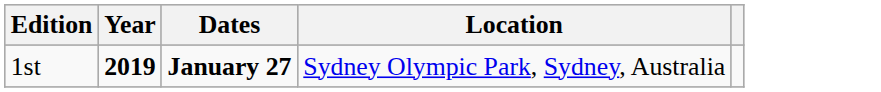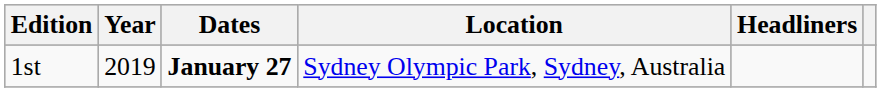+ column: (797, 24)
(130, 65) bold -> (130, 65) normal
